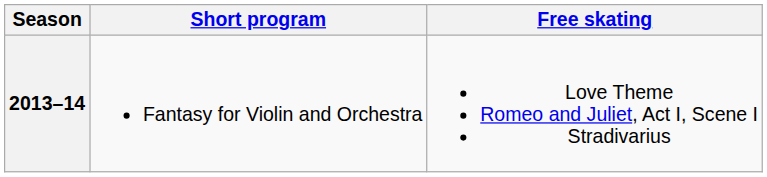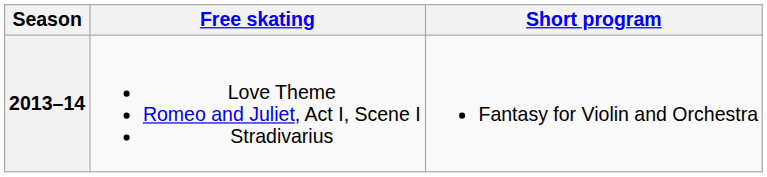columns swapped: (258, 19) <-> (595, 19)
